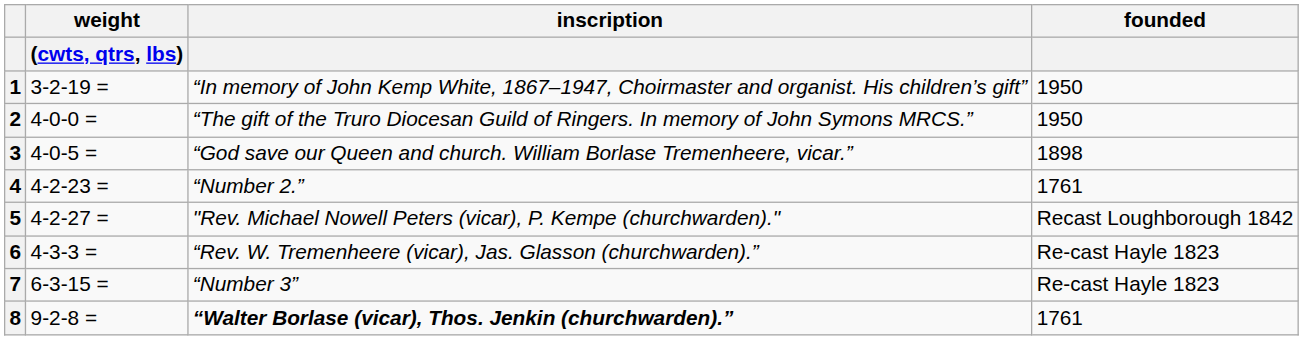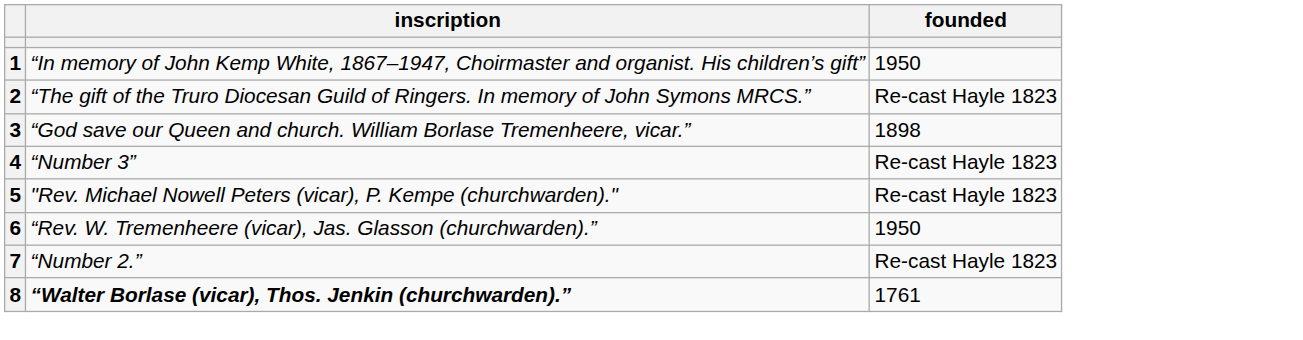- column: (107, 53)
(1060, 119) 1950 -> (966, 96) Re-cast Hayle 1823
(248, 185) “Number 2.” -> (83, 162) “Number 3”
(1060, 185) 1761 -> (966, 162) Re-cast Hayle 1823
(1165, 218) Recast Loughborough 1842 -> (966, 195) Re-cast Hayle 1823
(1128, 251) Re-cast Hayle 1823 -> (898, 228) 1950
(245, 284) “Number 3” -> (86, 261) “Number 2.”
